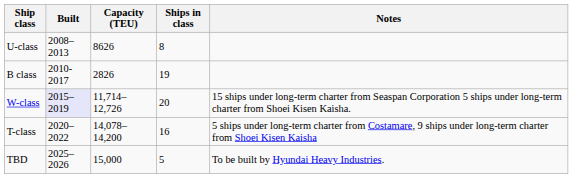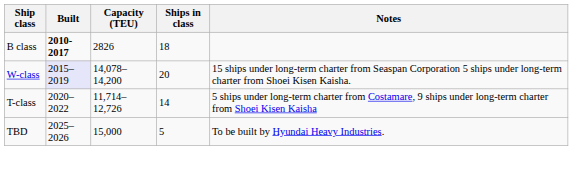- row: (22, 46)
(60, 74) normal -> (60, 46) bold
(164, 74) 19 -> (164, 46) 18
(110, 103) 11,714–12,726 -> (110, 74) 14,078–14,200
(110, 131) 14,078–14,200 -> (110, 103) 11,714–12,726
(164, 131) 16 -> (164, 103) 14
